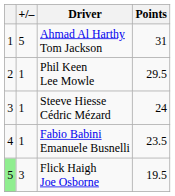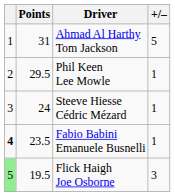columns swapped: (27, 14) <-> (151, 14)
(10, 141) normal -> (10, 141) bold
